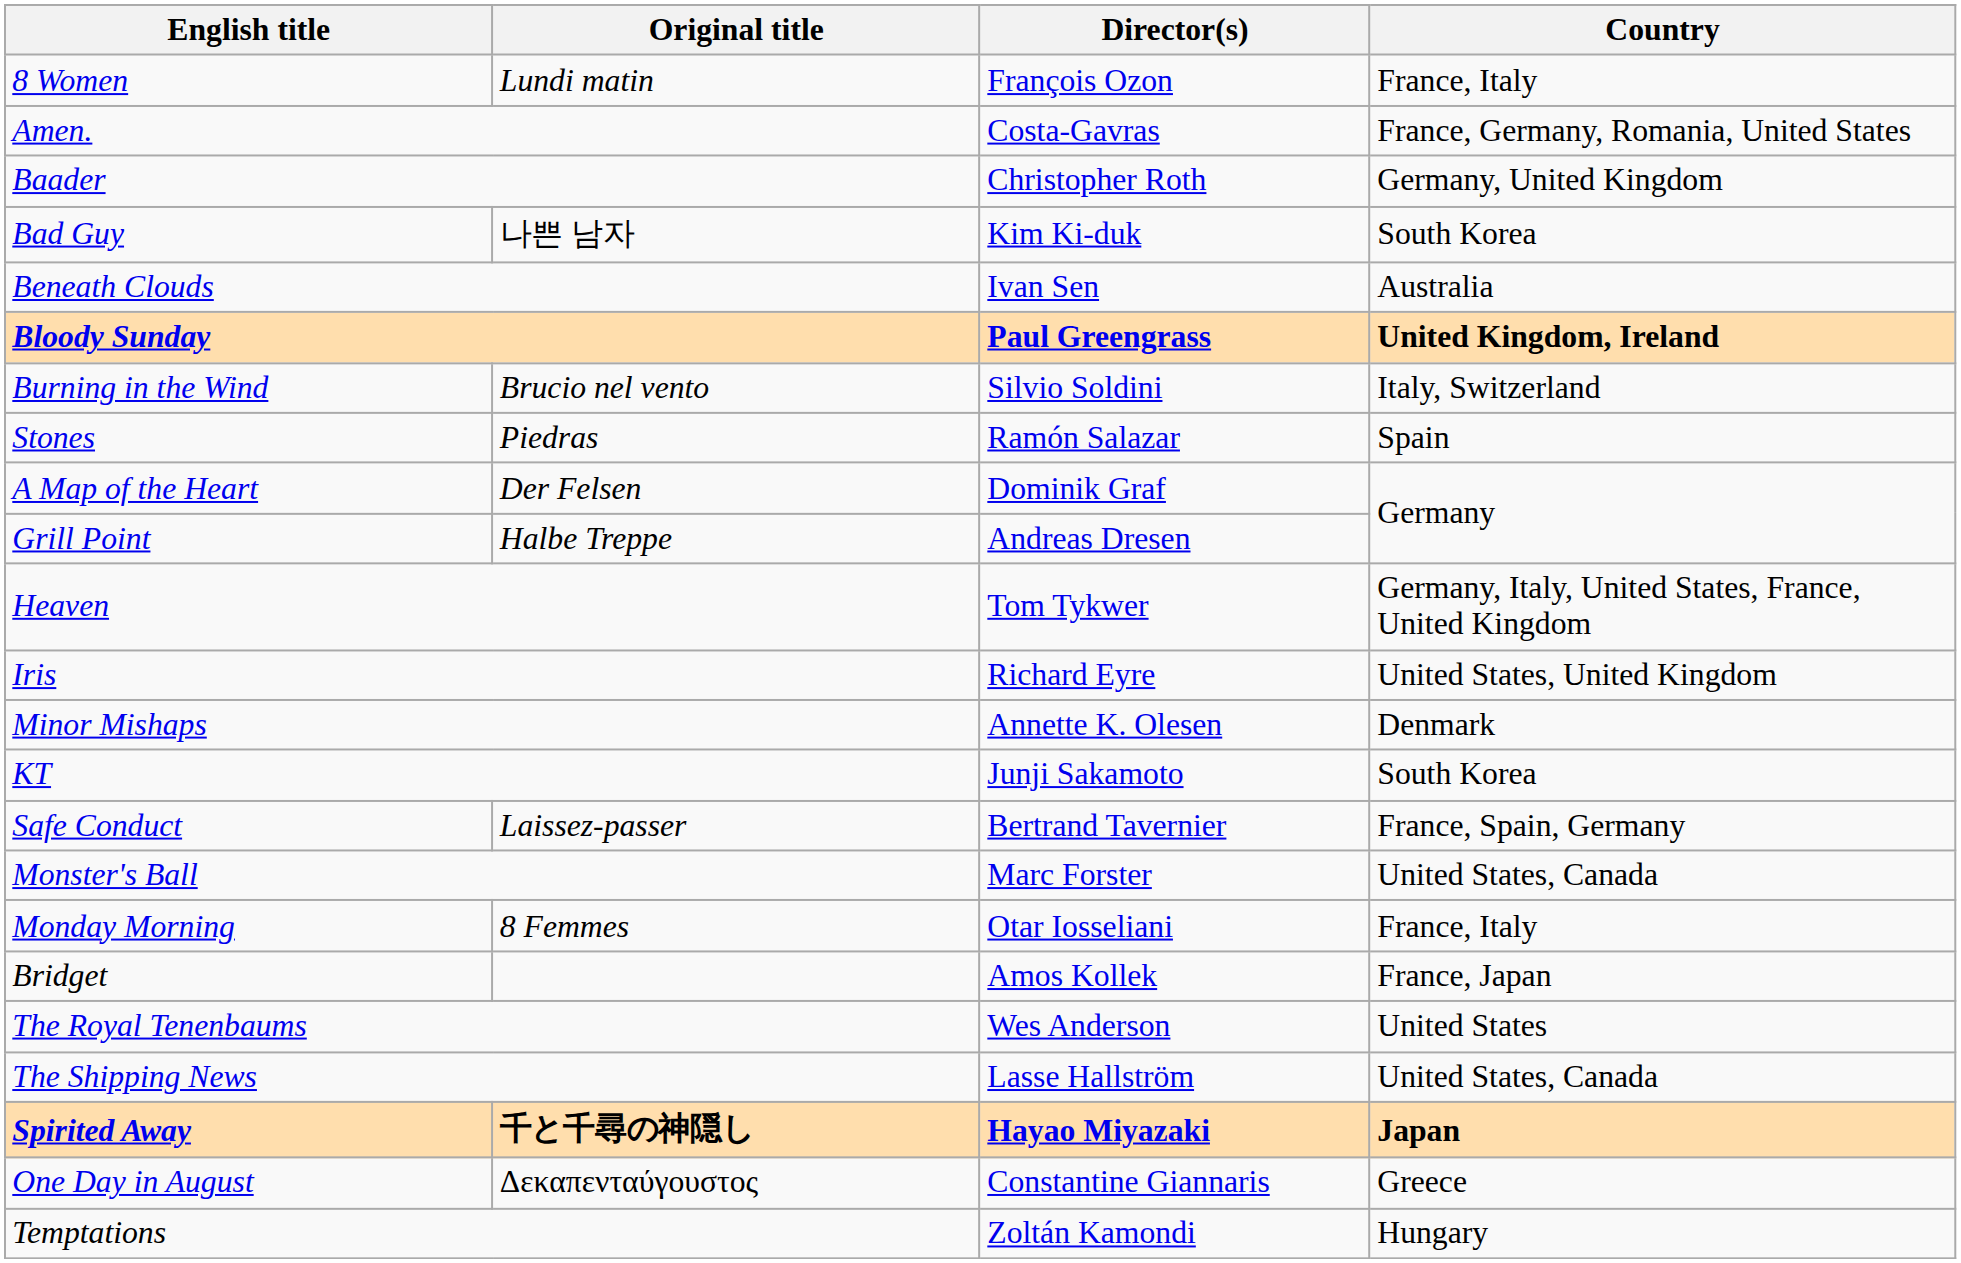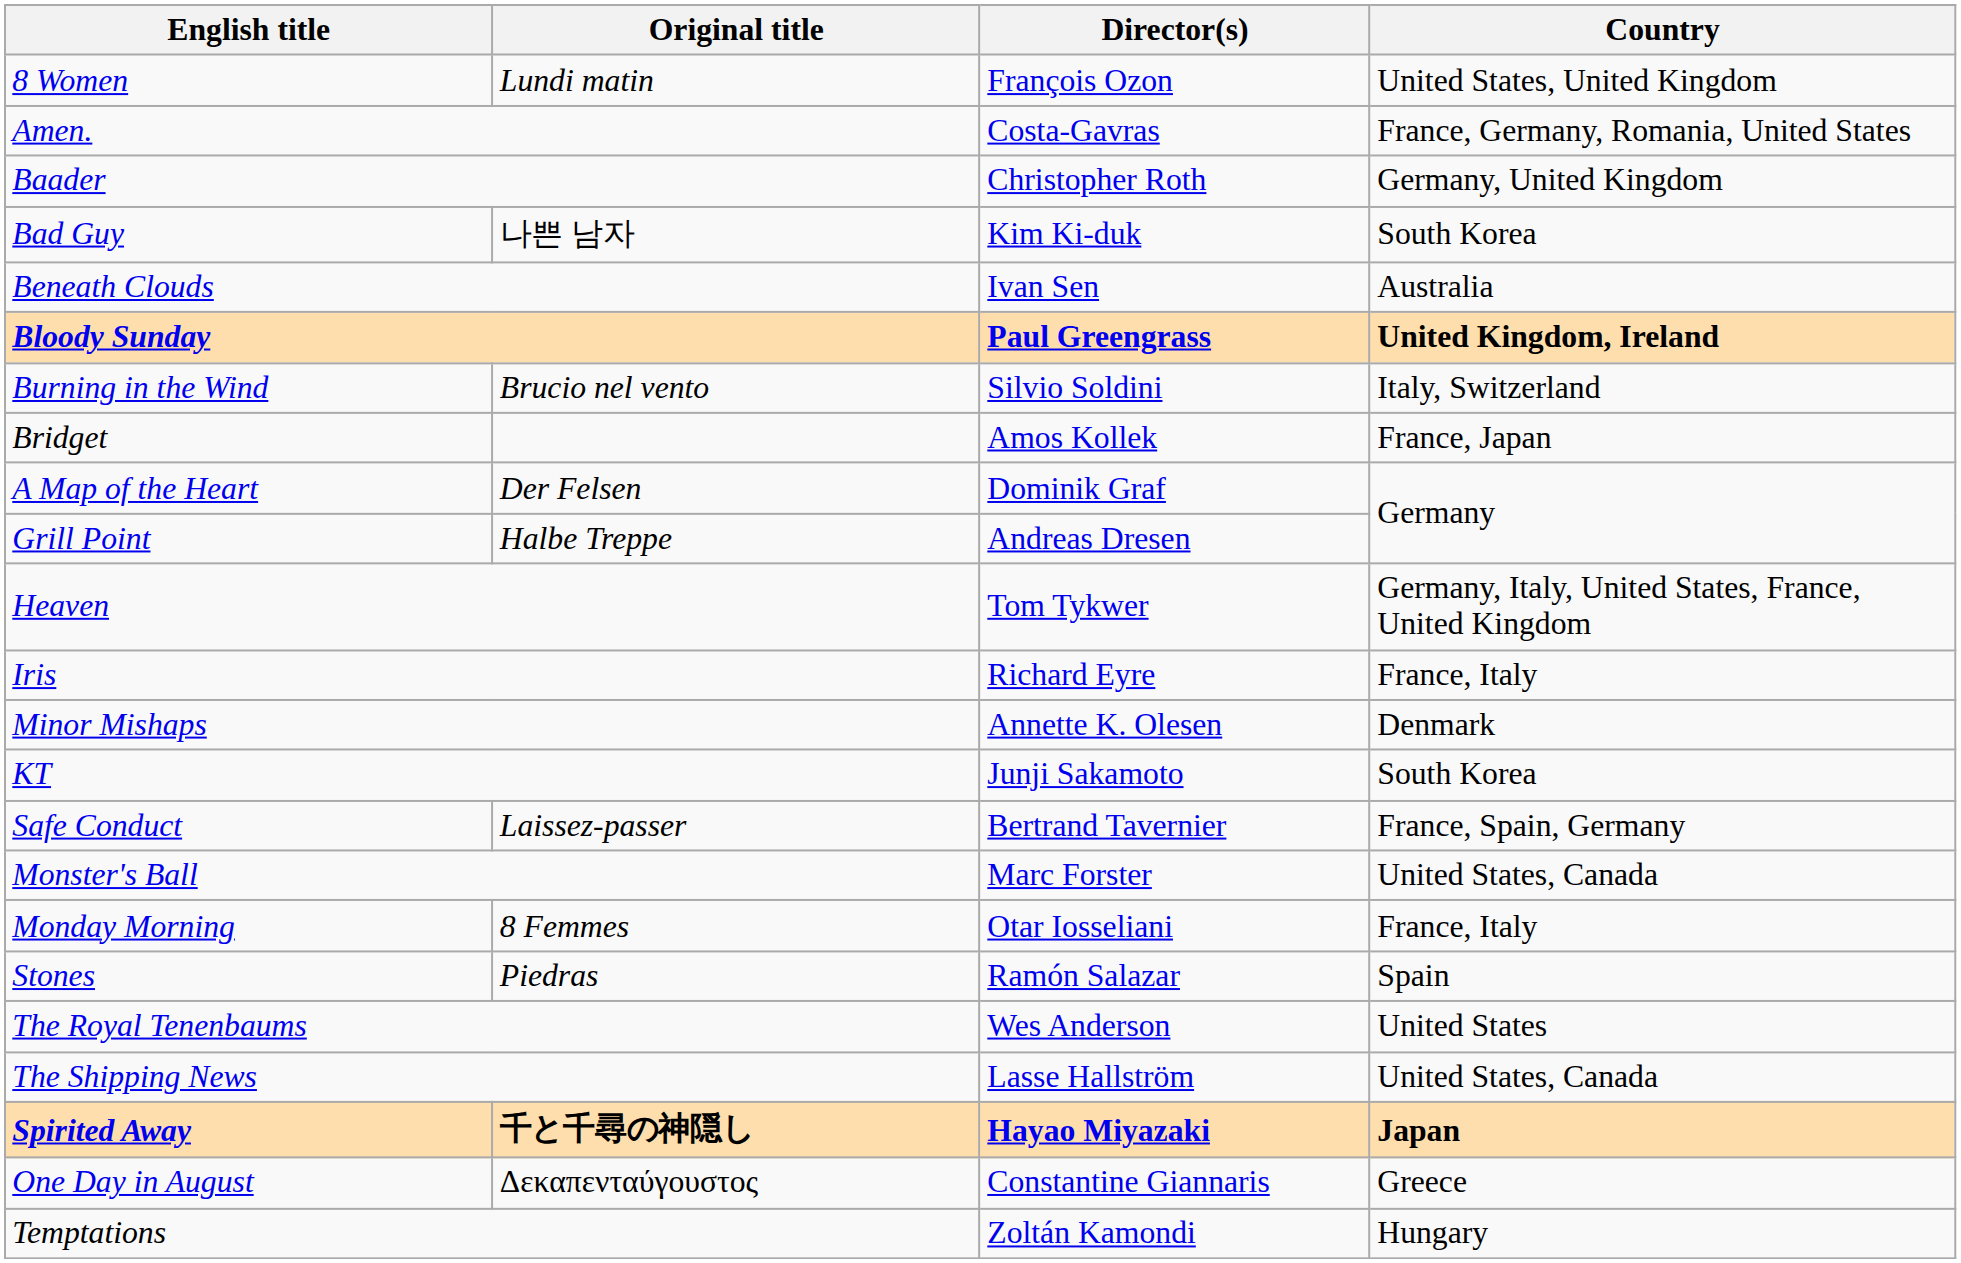(1457, 79) France, Italy -> (1577, 79) United States, United Kingdom
rows swapped: (60, 975) <-> (54, 437)
(1577, 674) United States, United Kingdom -> (1457, 674) France, Italy
